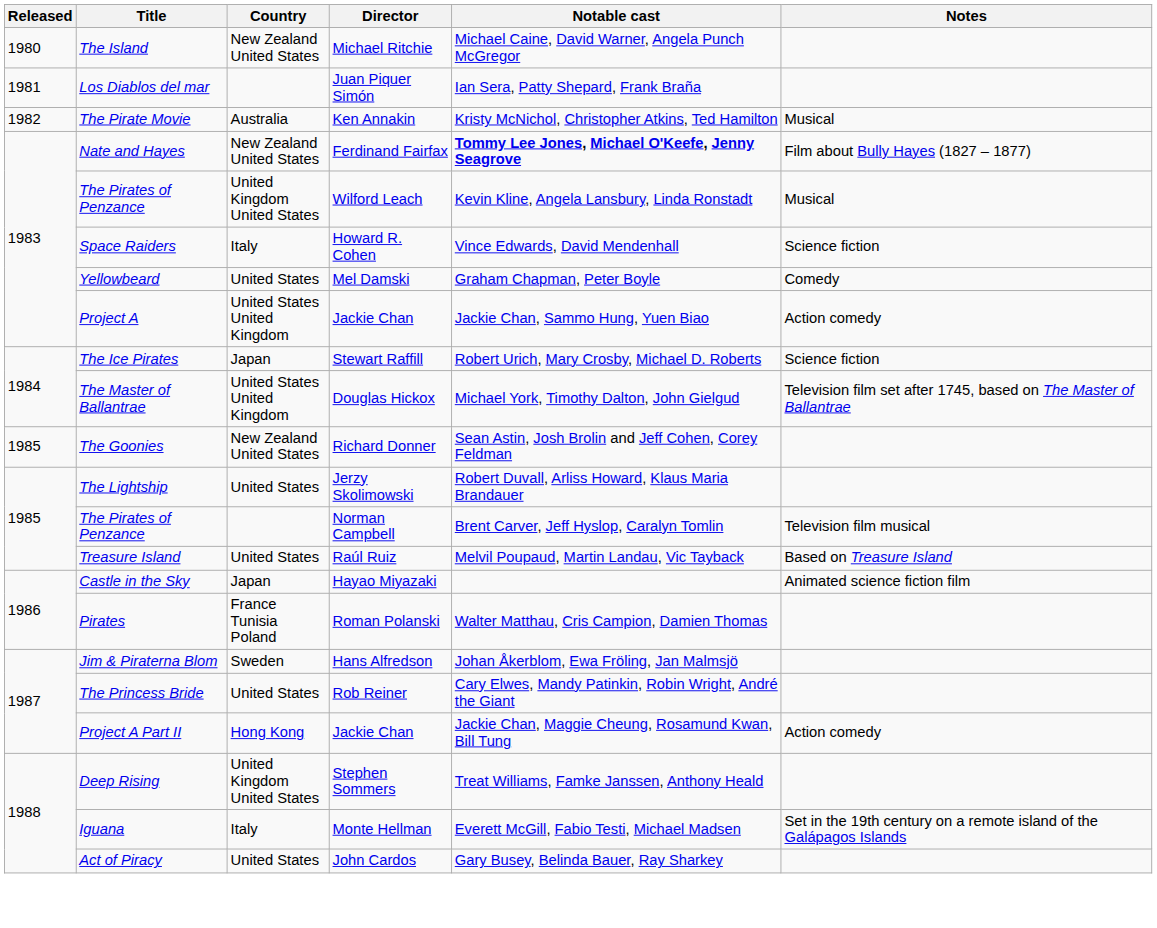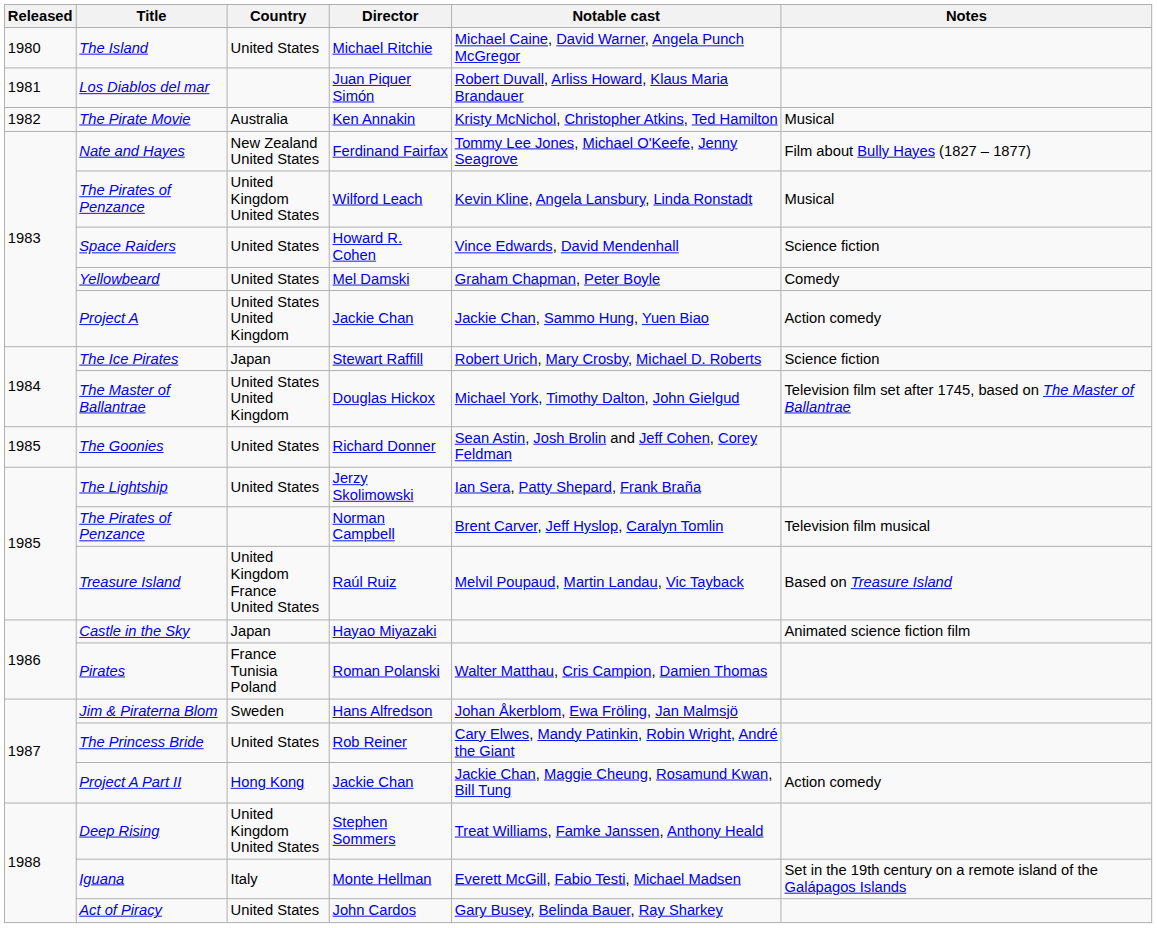(275, 47) New Zealand United States -> (275, 47) United States
(578, 87) Ian Sera, Patty Shepard, Frank Braña -> (591, 87) Robert Duvall, Arliss Howard, Klaus Maria Brandauer
(604, 150) bold -> (596, 150) normal
(244, 247) Italy -> (275, 247) United States
(275, 446) New Zealand United States -> (275, 446) United States
(591, 486) Robert Duvall, Arliss Howard, Klaus Maria Brandauer -> (578, 486) Ian Sera, Patty Shepard, Frank Braña
(275, 558) United States -> (275, 583) United Kingdom France United States
